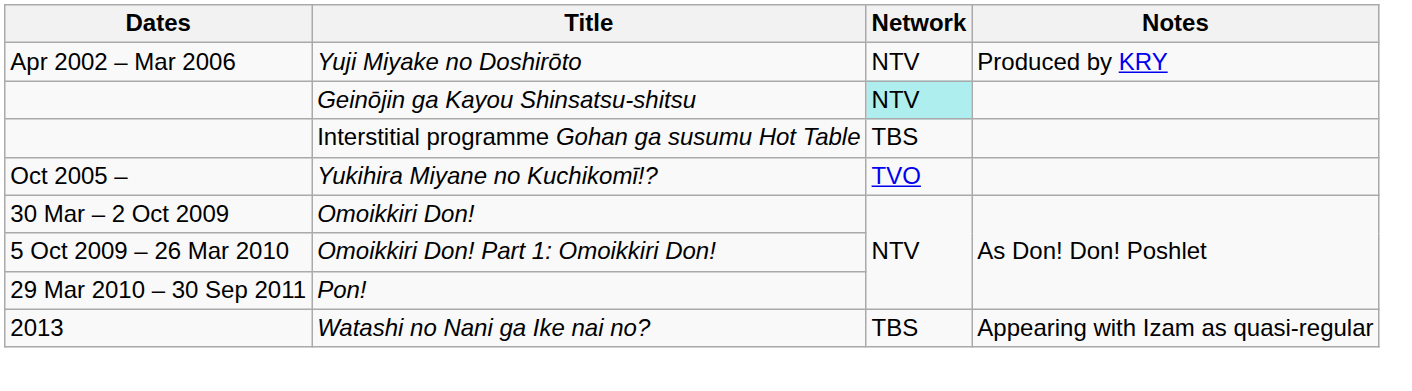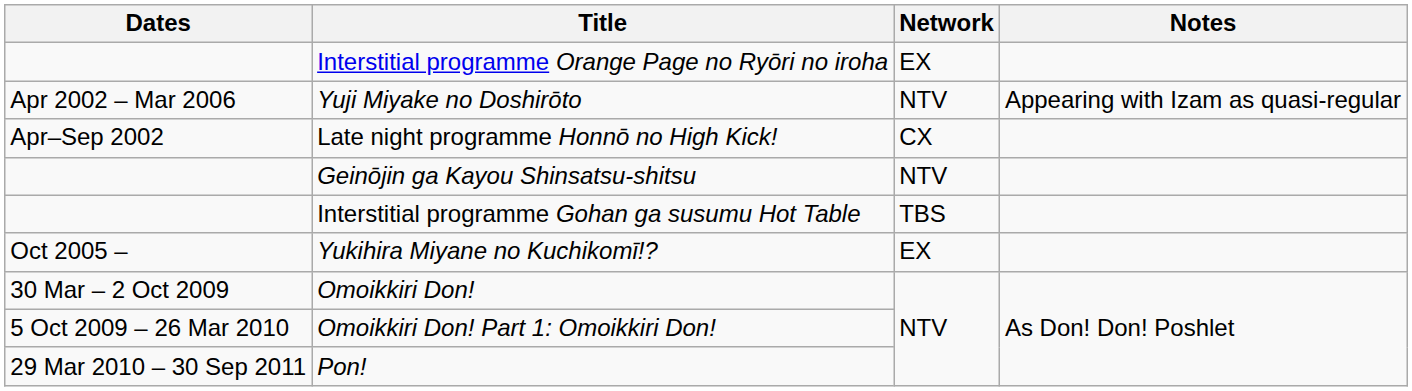+ row: (603, 61)
(1073, 61) Produced by KRY -> (1203, 99) Appearing with Izam as quasi-regular
+ row: (547, 137)
(896, 99) paleturquoise background -> (923, 175) no background
(896, 175) TVO -> (915, 251) EX
- row: (484, 328)
